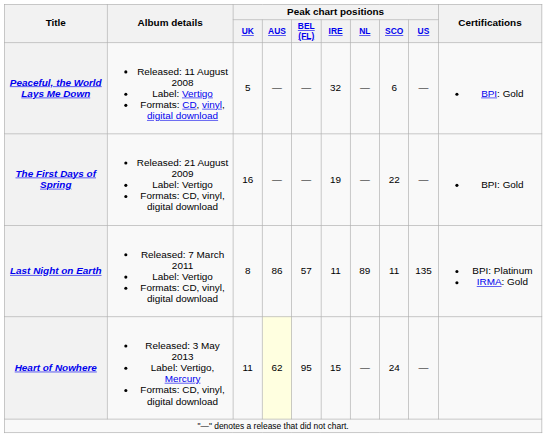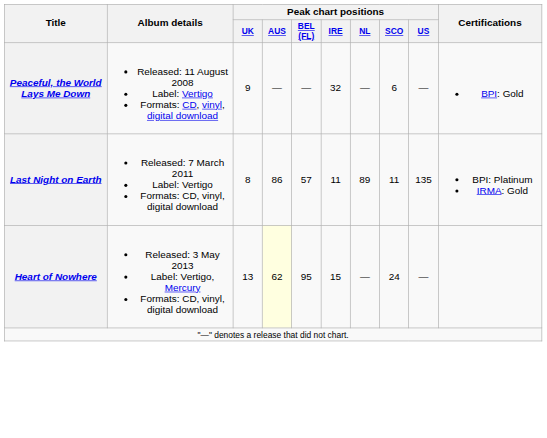(248, 88) 5 -> (248, 88) 9
- row: (56, 179)
(248, 368) 11 -> (248, 276) 13
